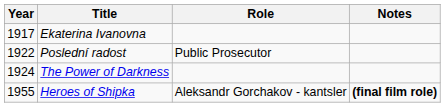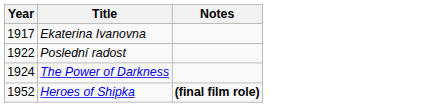- column: (261, 14)
(21, 92) 1955 -> (21, 92) 1952
